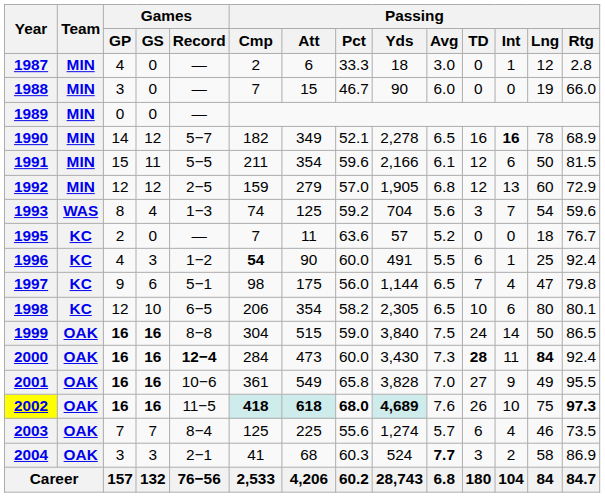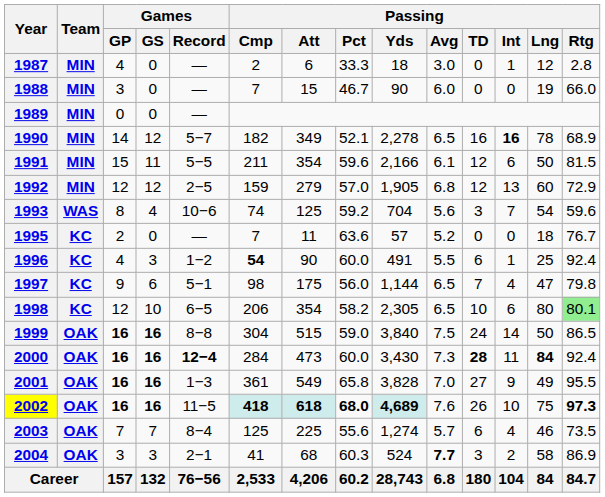(199, 211) 1−3 -> (199, 211) 10−6
(581, 308) no background -> (581, 308) lightgreen background
(199, 382) 10−6 -> (199, 382) 1−3
